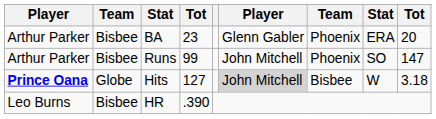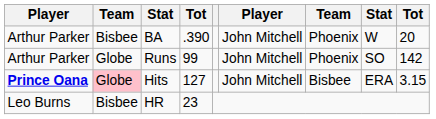(190, 37) 23 -> (196, 37) .390
(263, 37) Glenn Gabler -> (262, 37) John Mitchell
(381, 37) ERA -> (371, 37) W
(117, 59) Bisbee -> (114, 59) Globe
(413, 59) 147 -> (411, 59) 142
(114, 80) no background -> (114, 80) pink background
(262, 80) lightgrey background -> (262, 80) no background
(373, 80) W -> (379, 80) ERA
(414, 80) 3.18 -> (413, 80) 3.15
(196, 102) .390 -> (190, 102) 23
